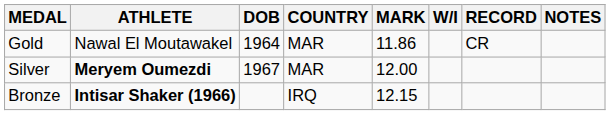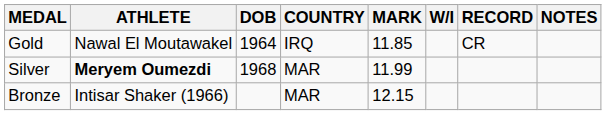(306, 43) MAR -> (299, 43) IRQ
(396, 43) 11.86 -> (392, 43) 11.85
(262, 69) 1967 -> (258, 69) 1968
(397, 69) 12.00 -> (392, 69) 11.99
(155, 95) bold -> (151, 95) normal
(302, 95) IRQ -> (302, 95) MAR
